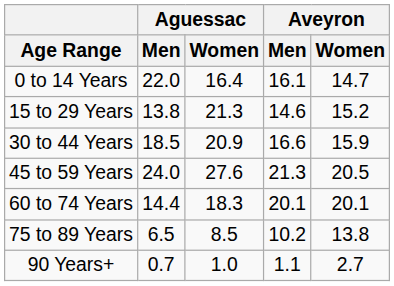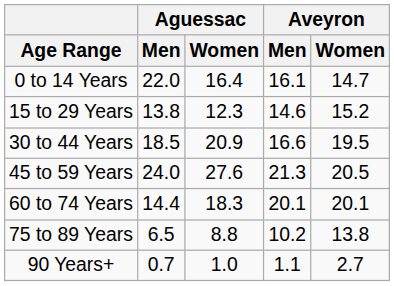(224, 111) 21.3 -> (224, 111) 12.3
(350, 142) 15.9 -> (350, 142) 19.5
(224, 234) 8.5 -> (224, 234) 8.8
